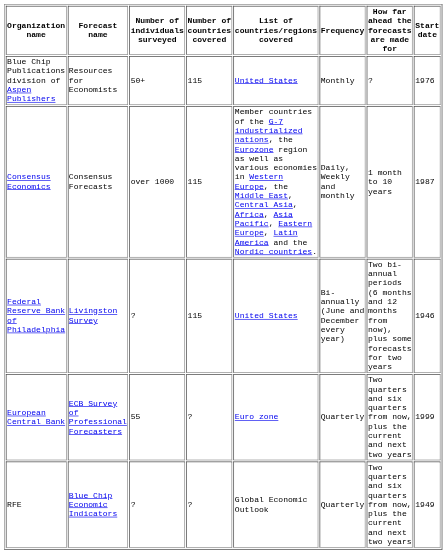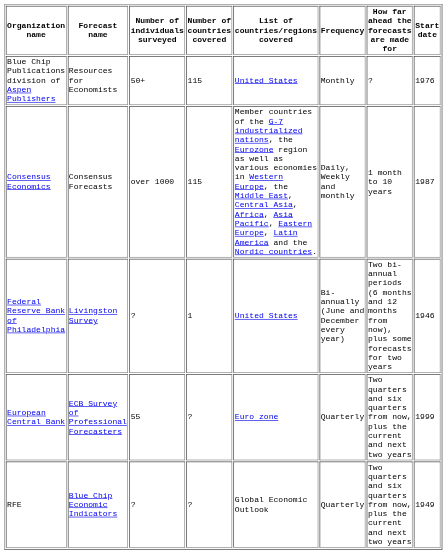(195, 316) 115 -> (190, 316) 1
